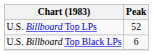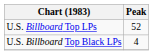(136, 42) 6 -> (136, 42) 4
